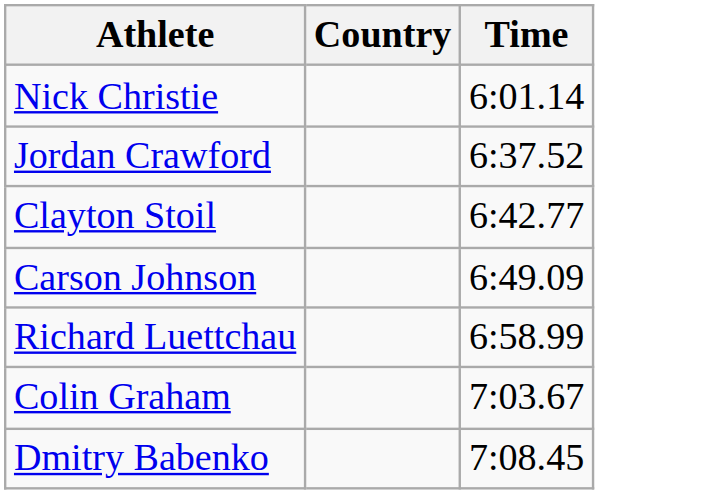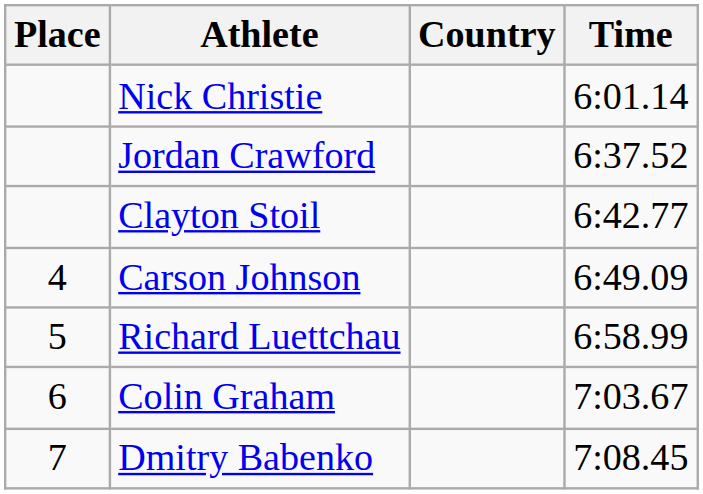+ column: (57, 34)
